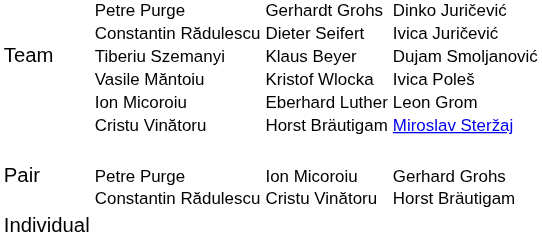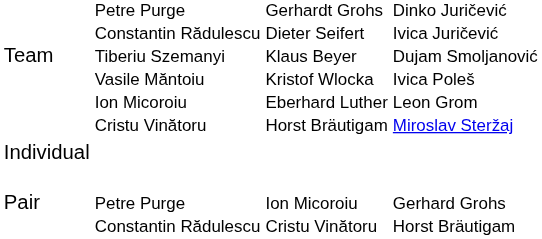rows swapped: (22, 175) <-> (47, 225)
